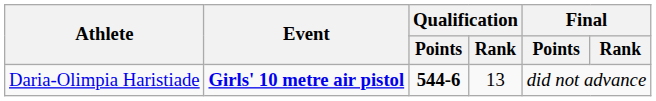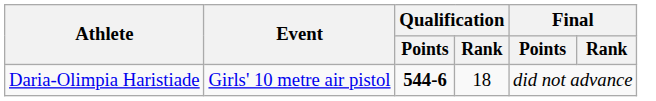(306, 80) bold -> (300, 80) normal
(495, 80) 13 -> (482, 80) 18
